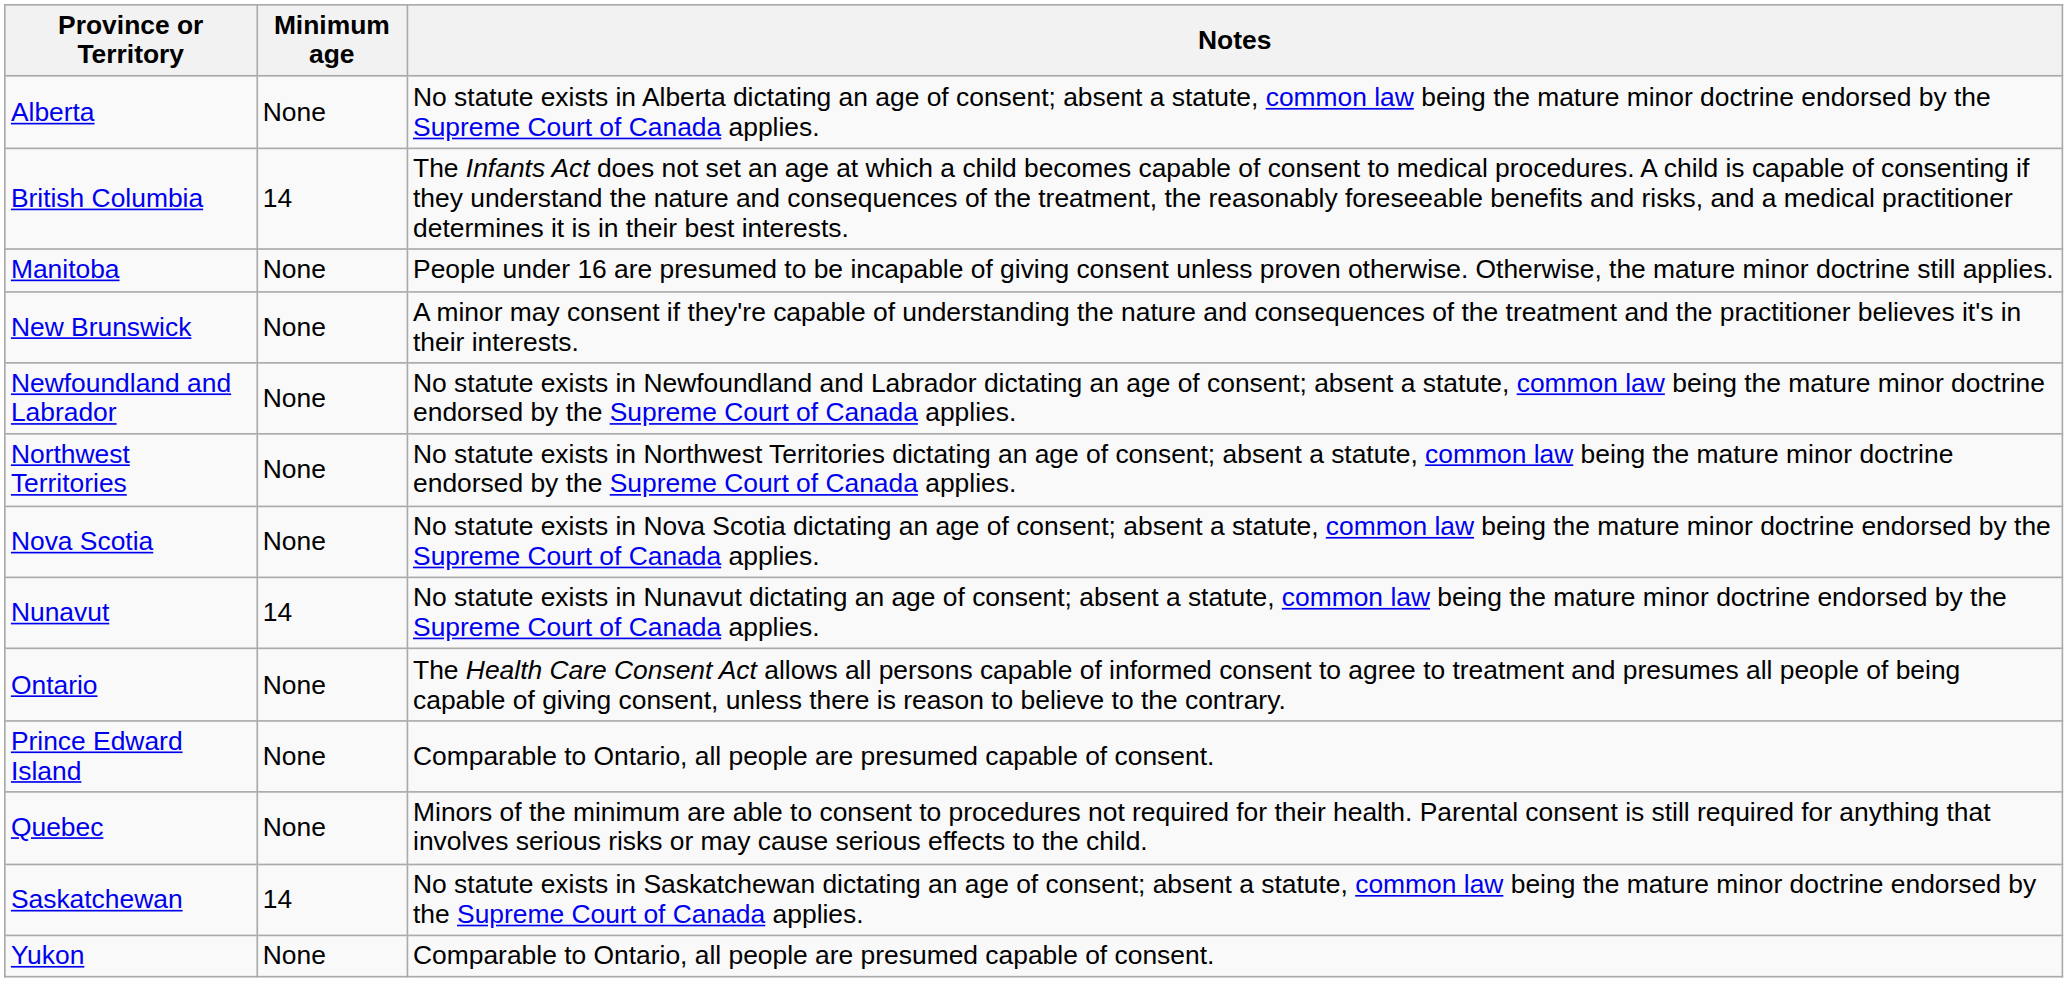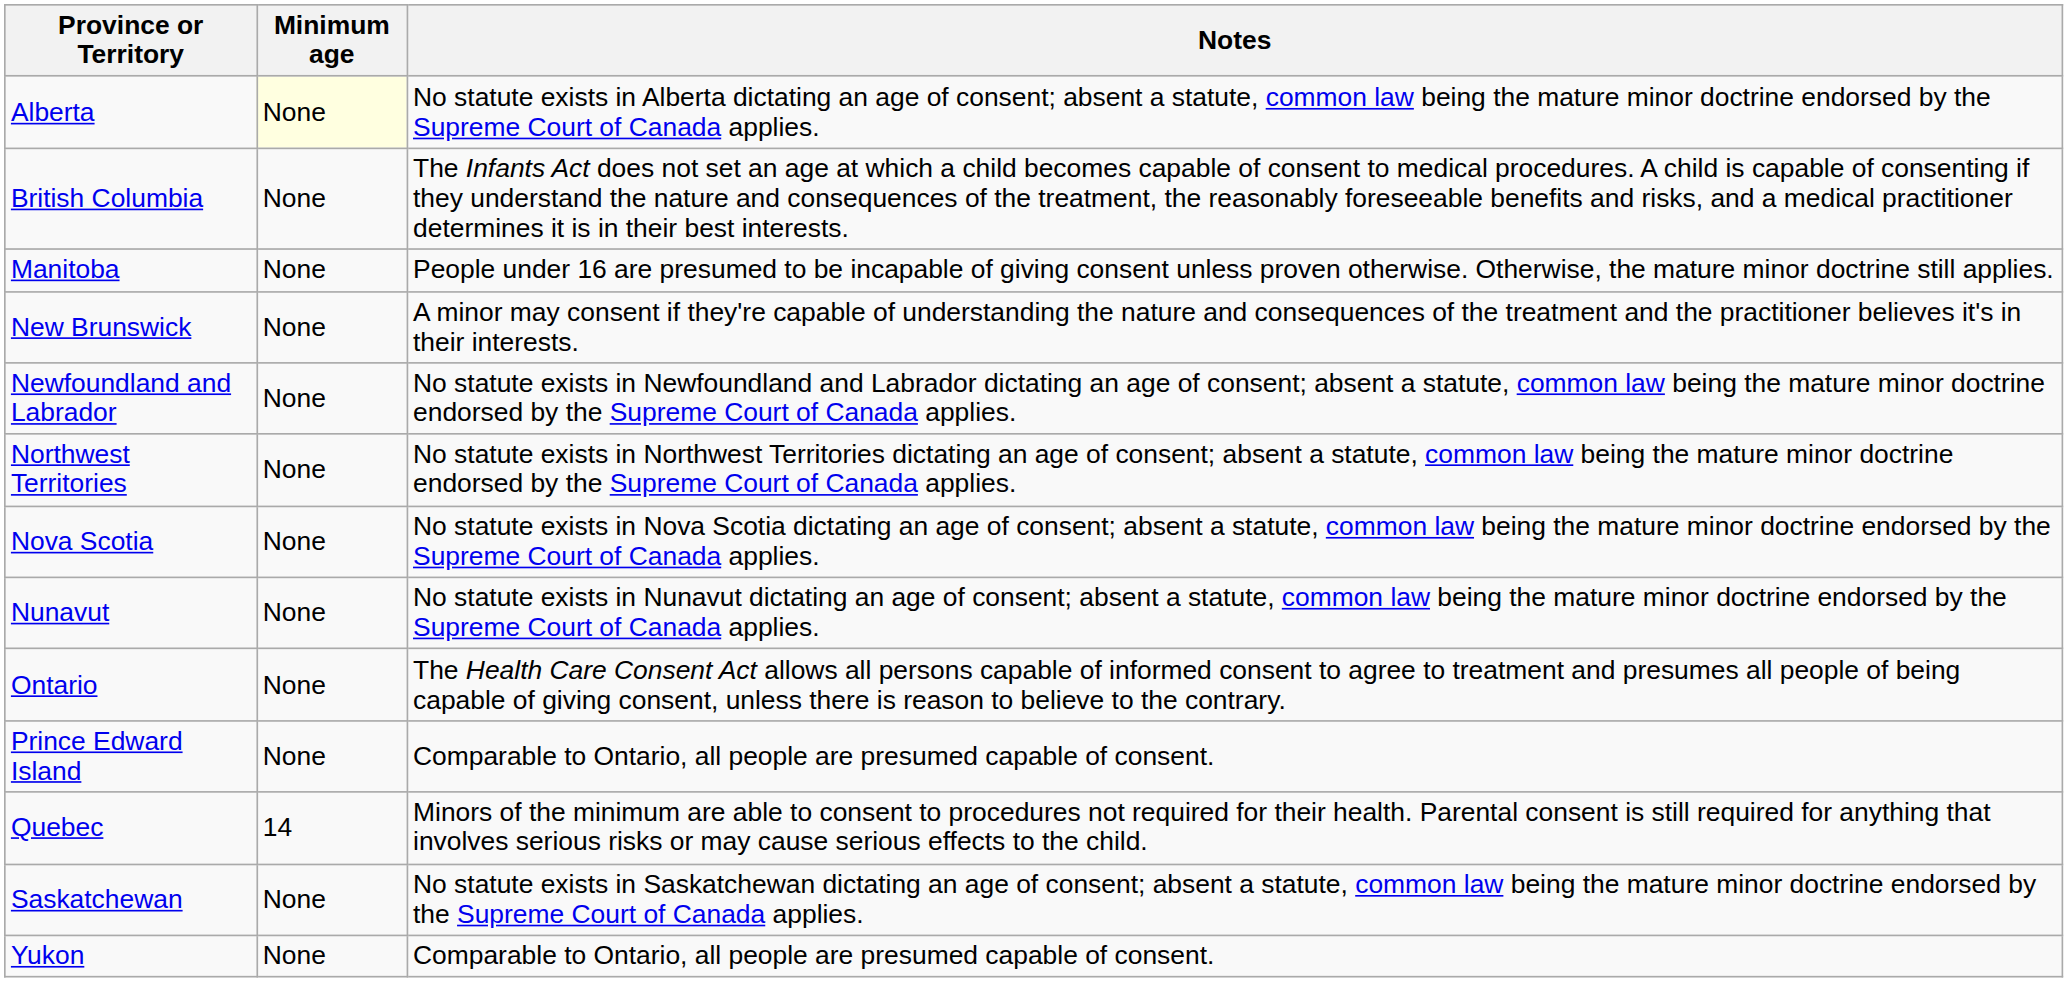(294, 111) no background -> (294, 111) lightyellow background
(277, 198) 14 -> (294, 198) None
(277, 612) 14 -> (294, 612) None
(294, 827) None -> (277, 827) 14
(277, 899) 14 -> (294, 899) None
